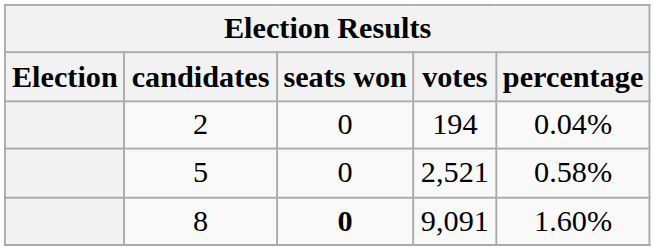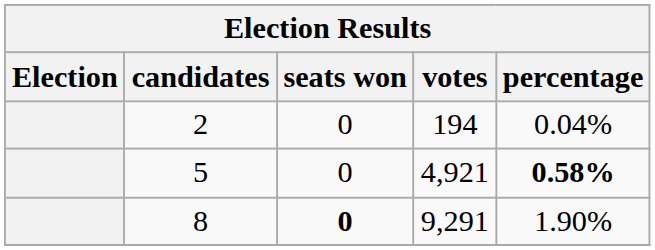(455, 172) 2,521 -> (455, 172) 4,921
(573, 172) normal -> (573, 172) bold
(455, 220) 9,091 -> (455, 220) 9,291
(573, 220) 1.60% -> (573, 220) 1.90%
